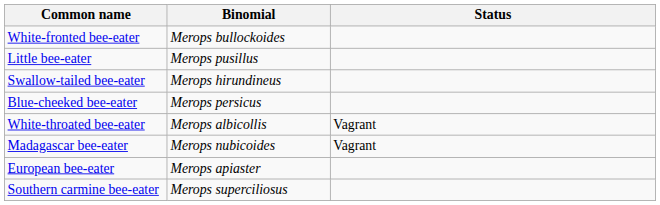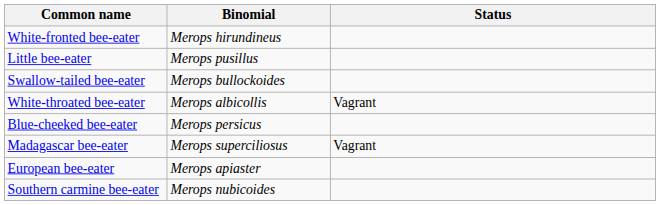(228, 37) Merops bullockoides -> (226, 37) Merops hirundineus
(226, 80) Merops hirundineus -> (228, 80) Merops bullockoides
rows swapped: (76, 124) <-> (72, 102)
(223, 146) Merops nubicoides -> (229, 146) Merops superciliosus
(229, 189) Merops superciliosus -> (223, 189) Merops nubicoides
